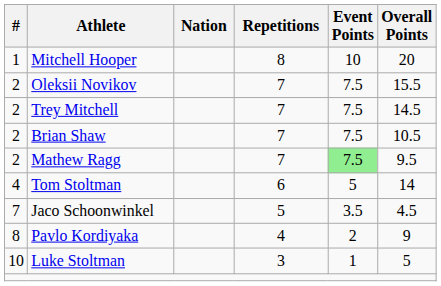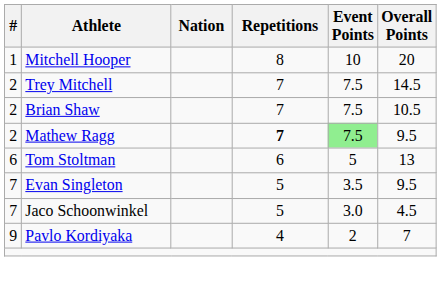- row: (84, 85)
(281, 160) normal -> (280, 135) bold
(16, 185) 4 -> (13, 160) 6
(407, 185) 14 -> (407, 160) 13
+ row: (74, 185)
(353, 210) 3.5 -> (353, 210) 3.0
(16, 235) 8 -> (13, 235) 9
(407, 235) 9 -> (407, 235) 7
- row: (78, 260)
